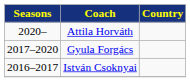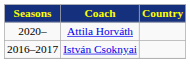- row: (100, 49)
